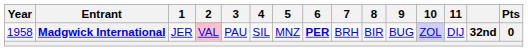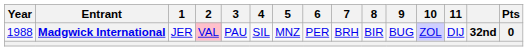(20, 32) 1958 -> (20, 32) 1988
(317, 32) bold -> (317, 32) normal
